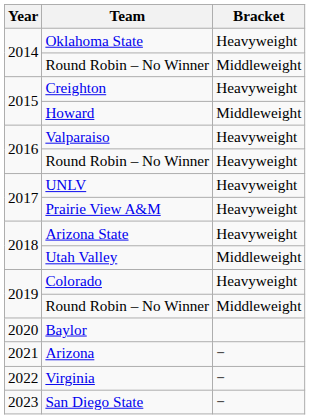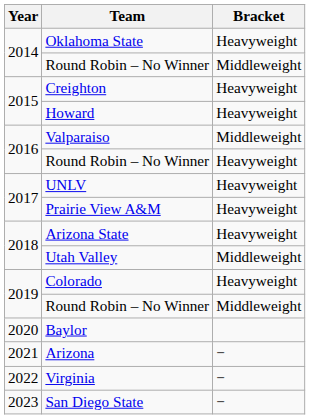(259, 112) Middleweight -> (257, 112) Heavyweight
(257, 137) Heavyweight -> (259, 137) Middleweight
